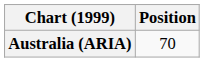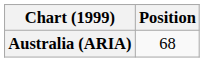(167, 43) 70 -> (167, 43) 68
